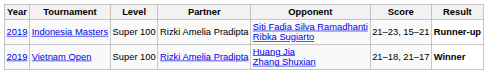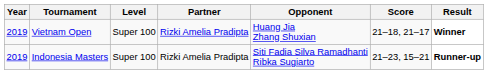rows swapped: (62, 57) <-> (70, 32)
